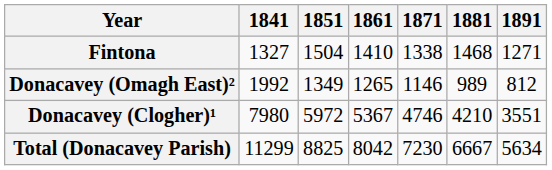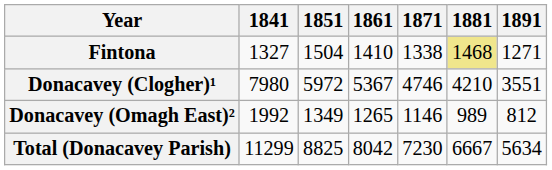(472, 52) no background -> (472, 52) khaki background
rows swapped: (122, 116) <-> (122, 84)
